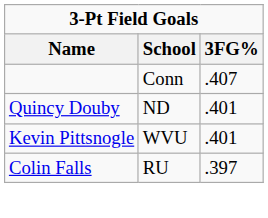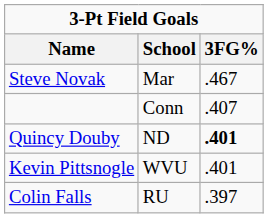+ row: (57, 78)
(221, 108) normal -> (221, 138) bold
